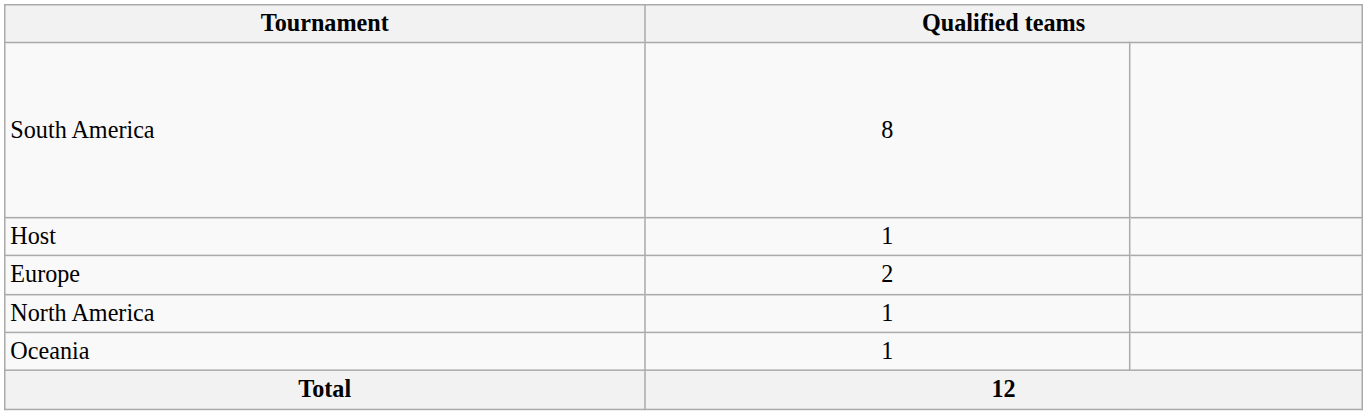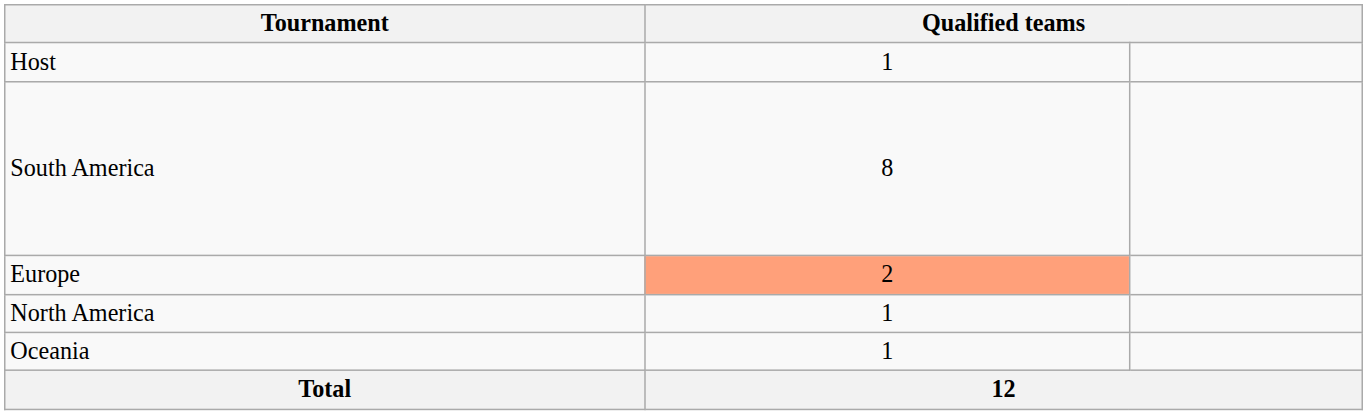rows swapped: (33, 236) <-> (82, 129)
(887, 274) no background -> (887, 274) lightsalmon background
